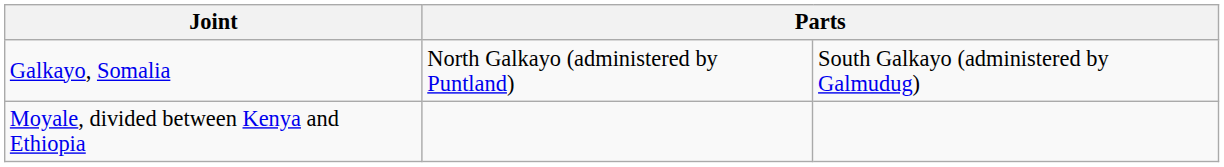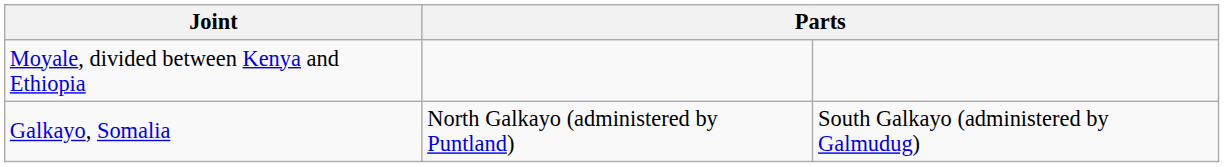rows swapped: (90, 70) <-> (174, 131)
